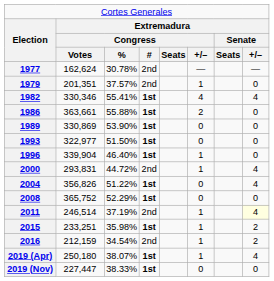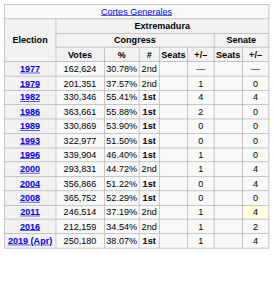(80, 184) 356,826 -> (80, 184) 356,866
- row: (30, 227)
- row: (30, 270)
